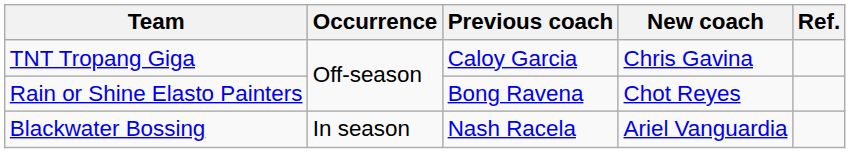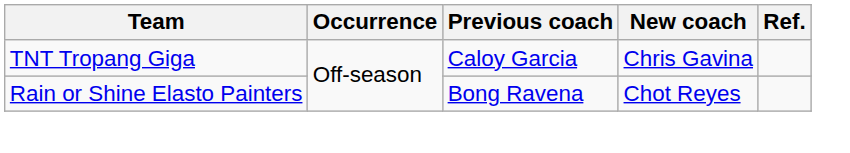- row: (108, 128)
